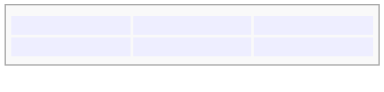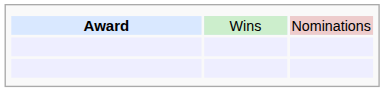+ row: (106, 26)
